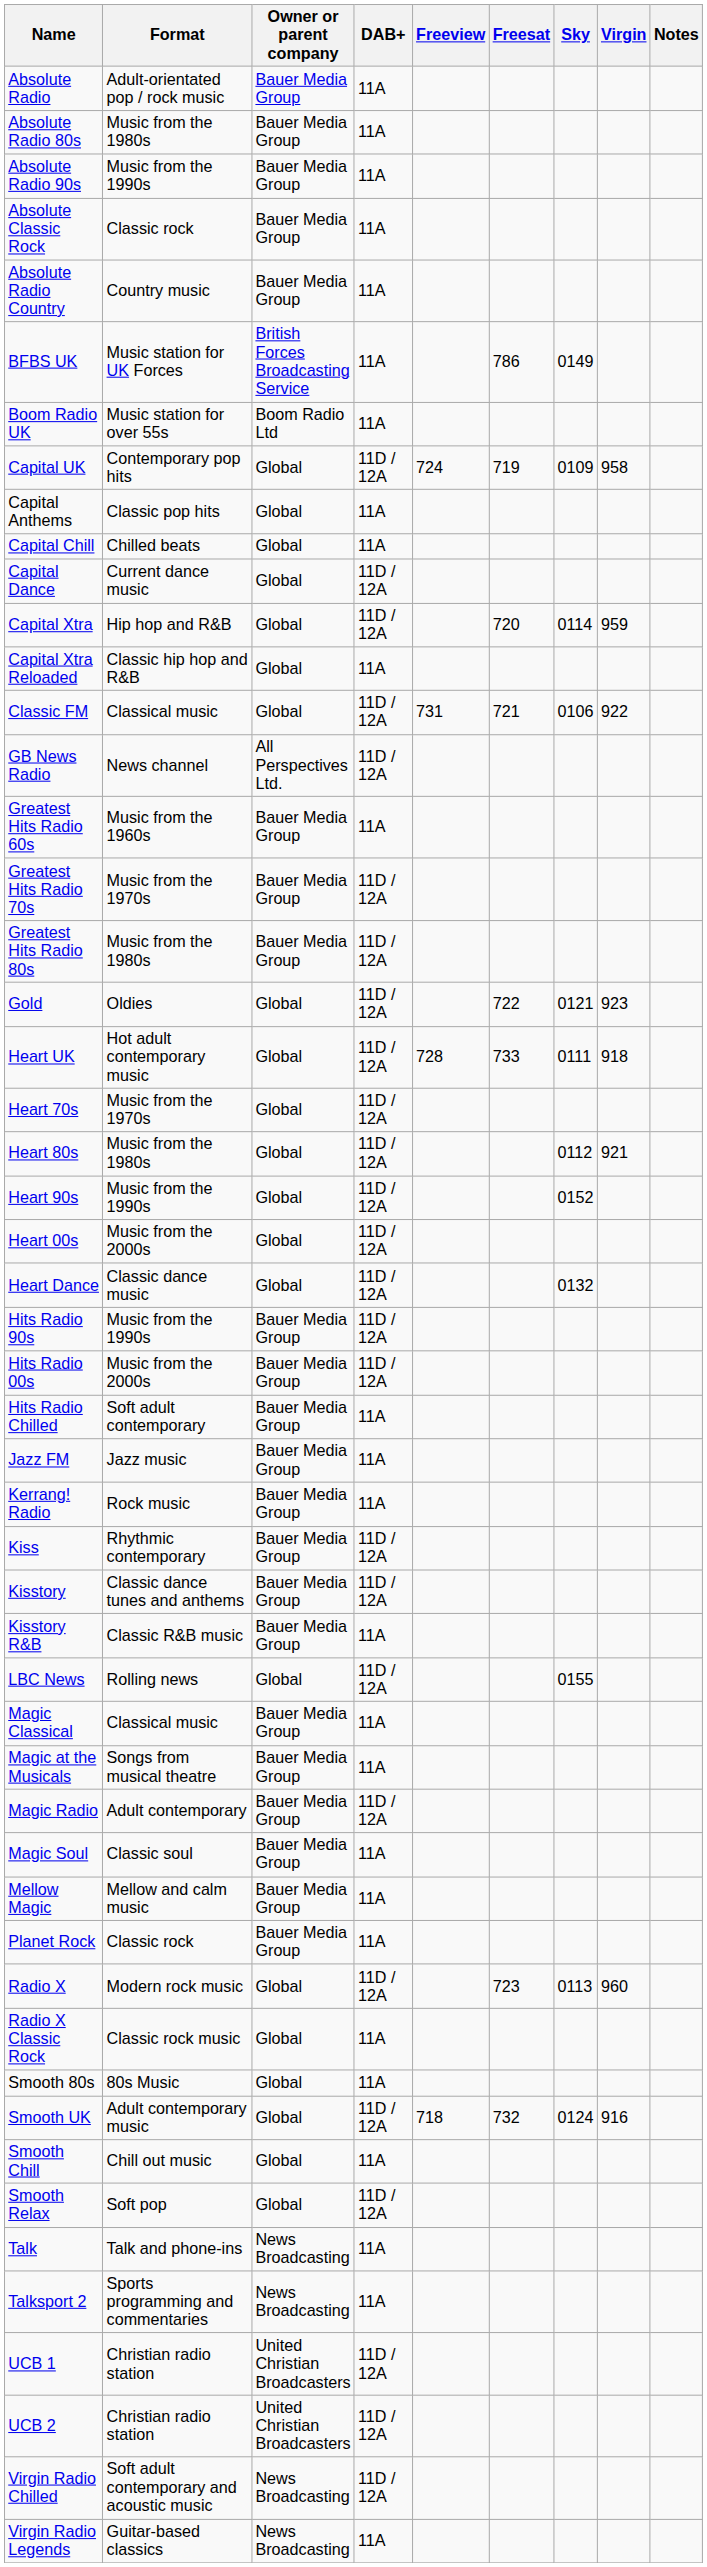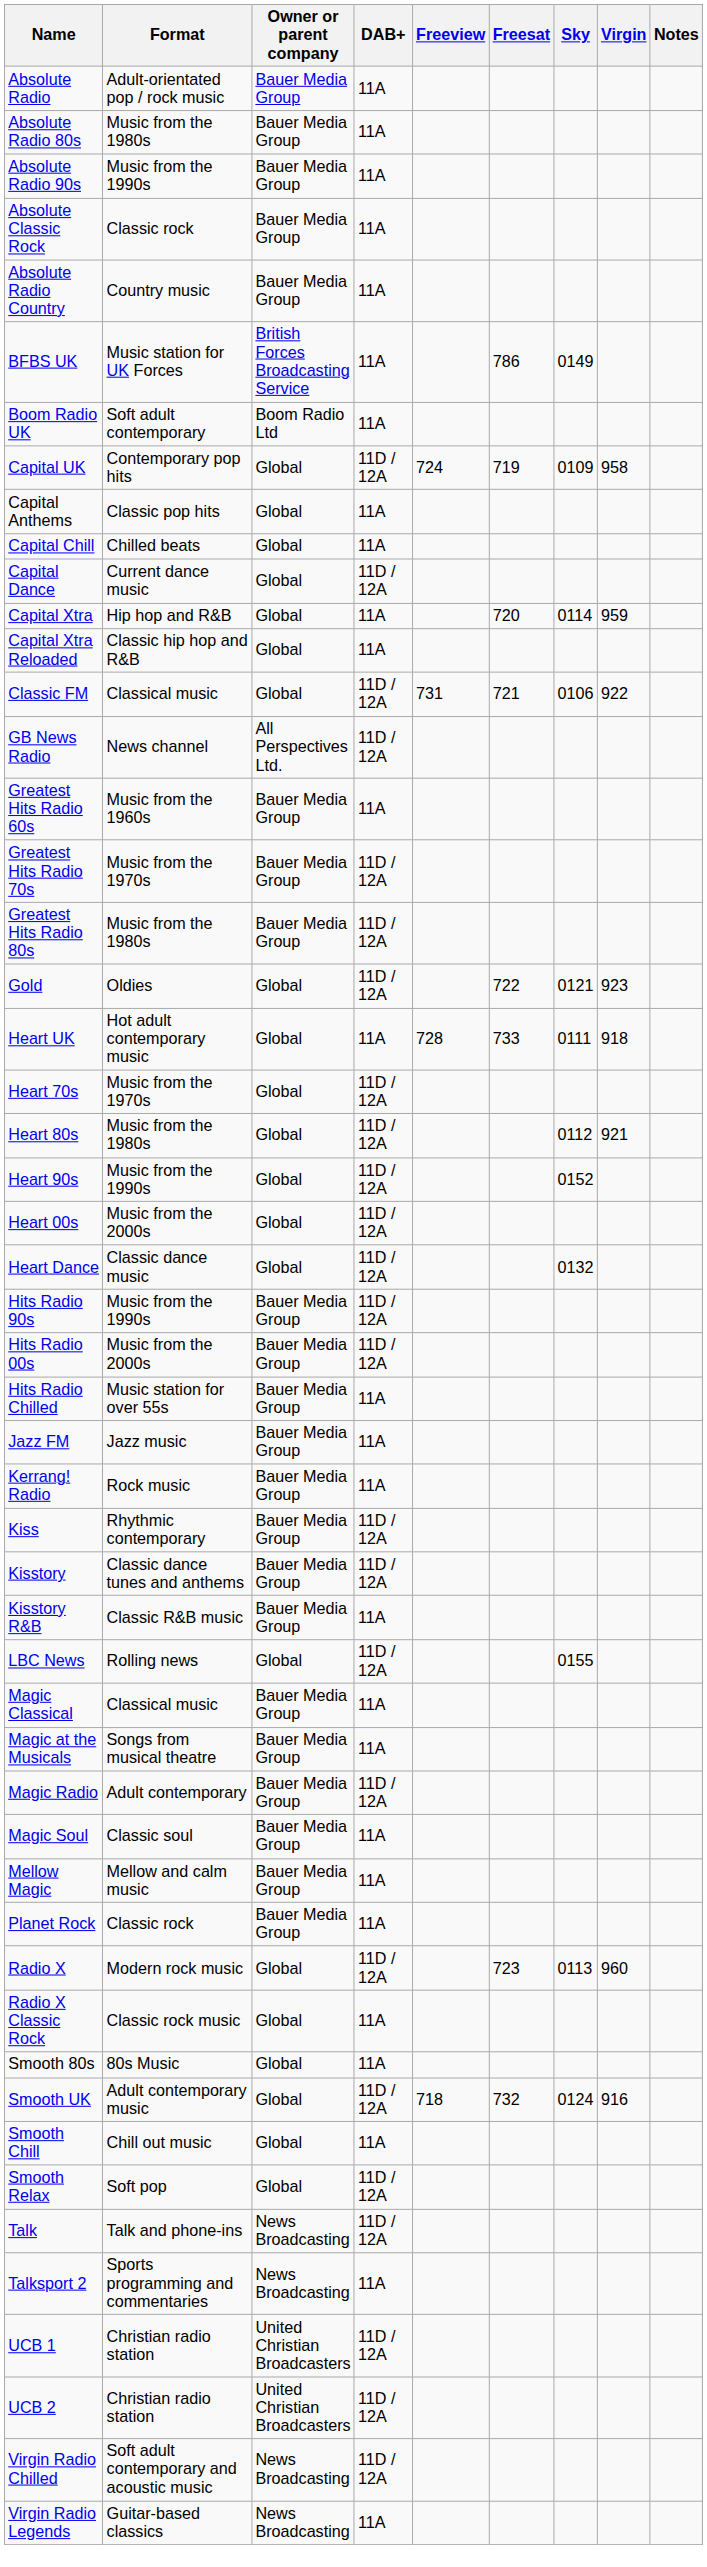(165, 423) Music station for over 55s -> (156, 423) Soft adult contemporary
(377, 624) 11D / 12A -> (372, 615) 11A
(377, 1057) 11D / 12A -> (372, 1038) 11A
(156, 1416) Soft adult contemporary -> (165, 1398) Music station for over 55s
(372, 2249) 11A -> (377, 2230) 11D / 12A
